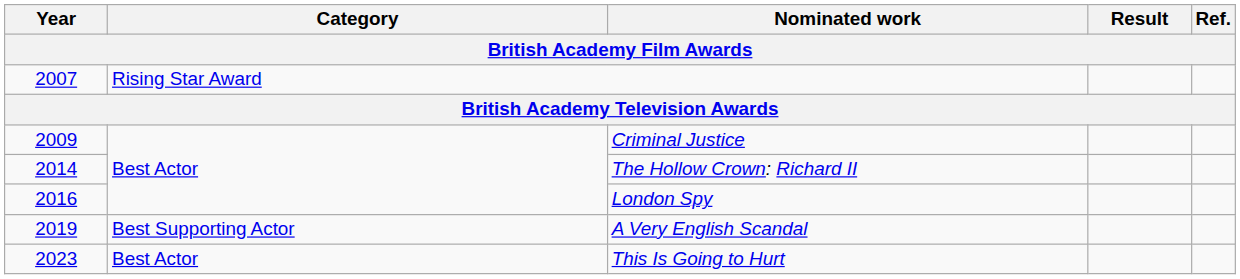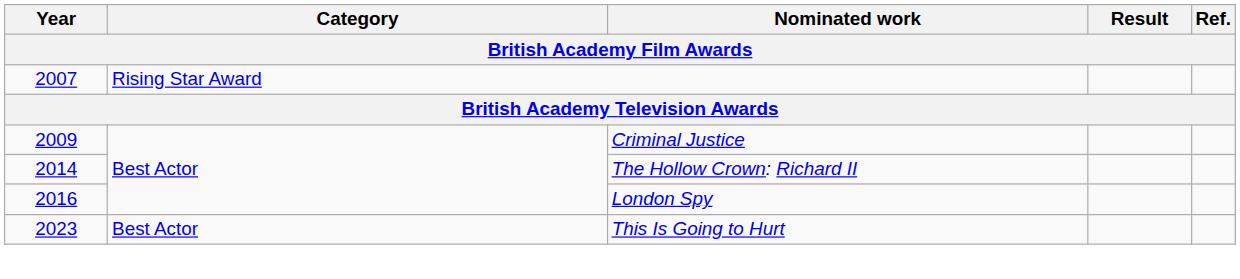- row: (710, 229)
